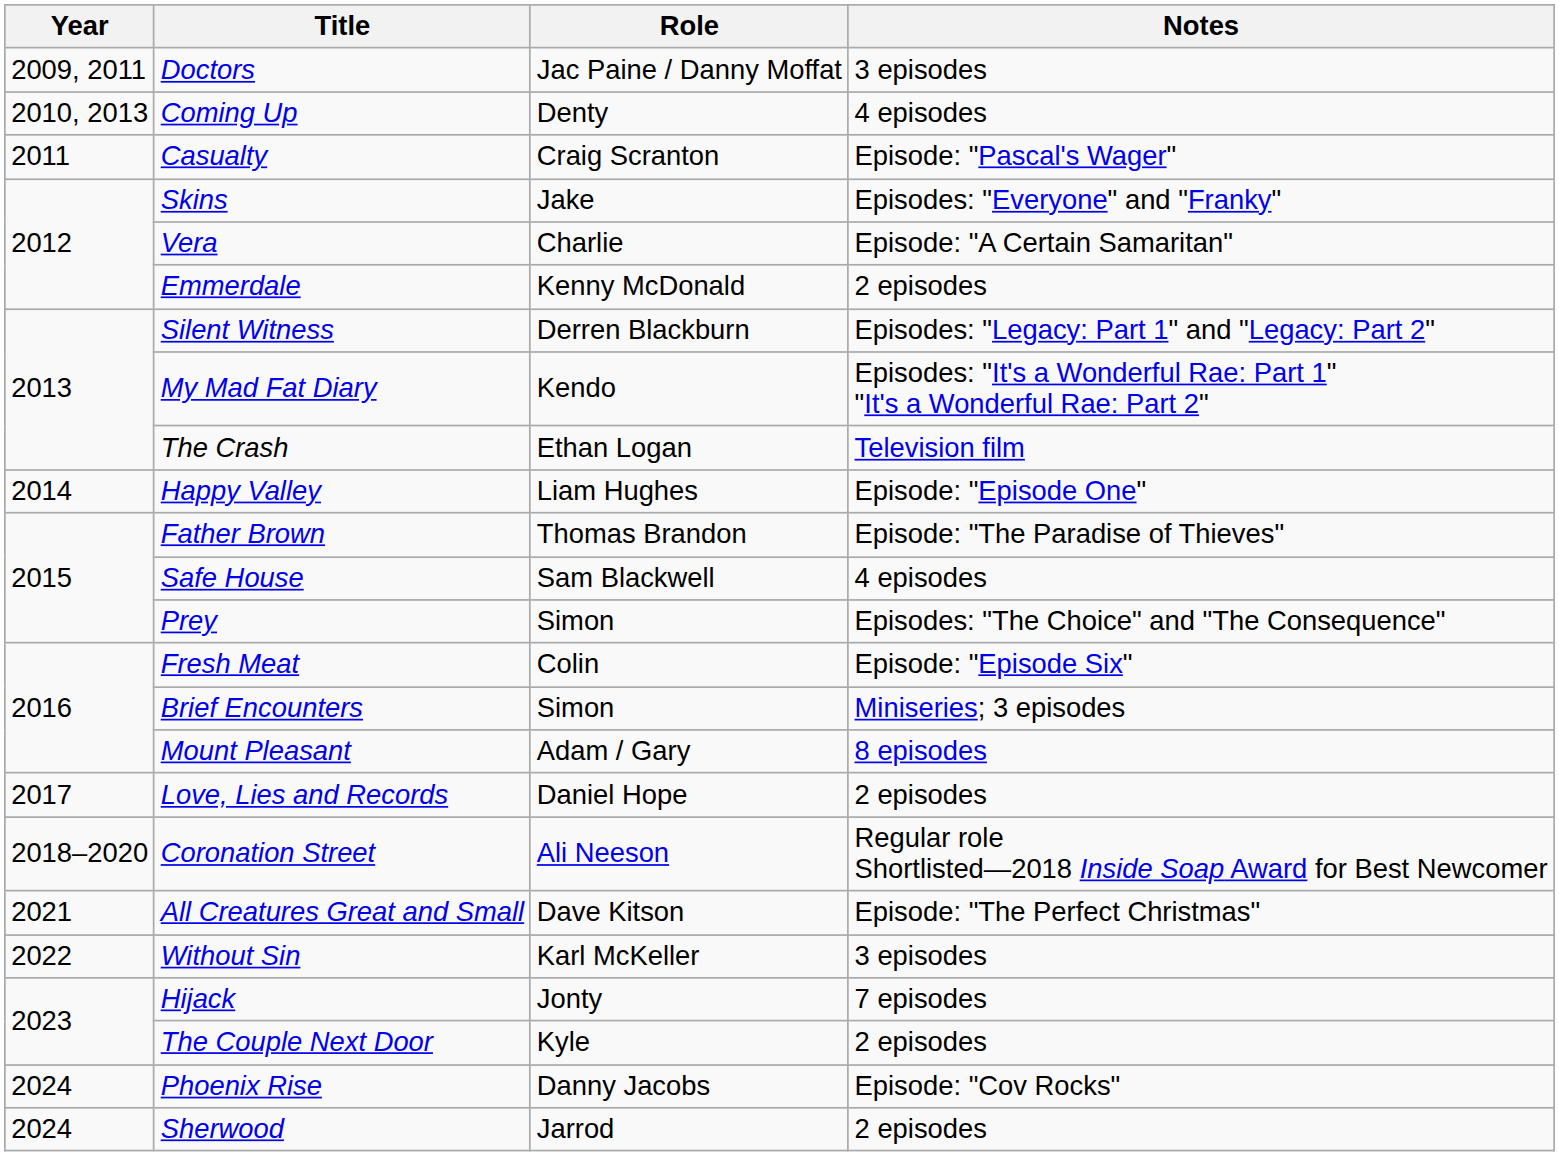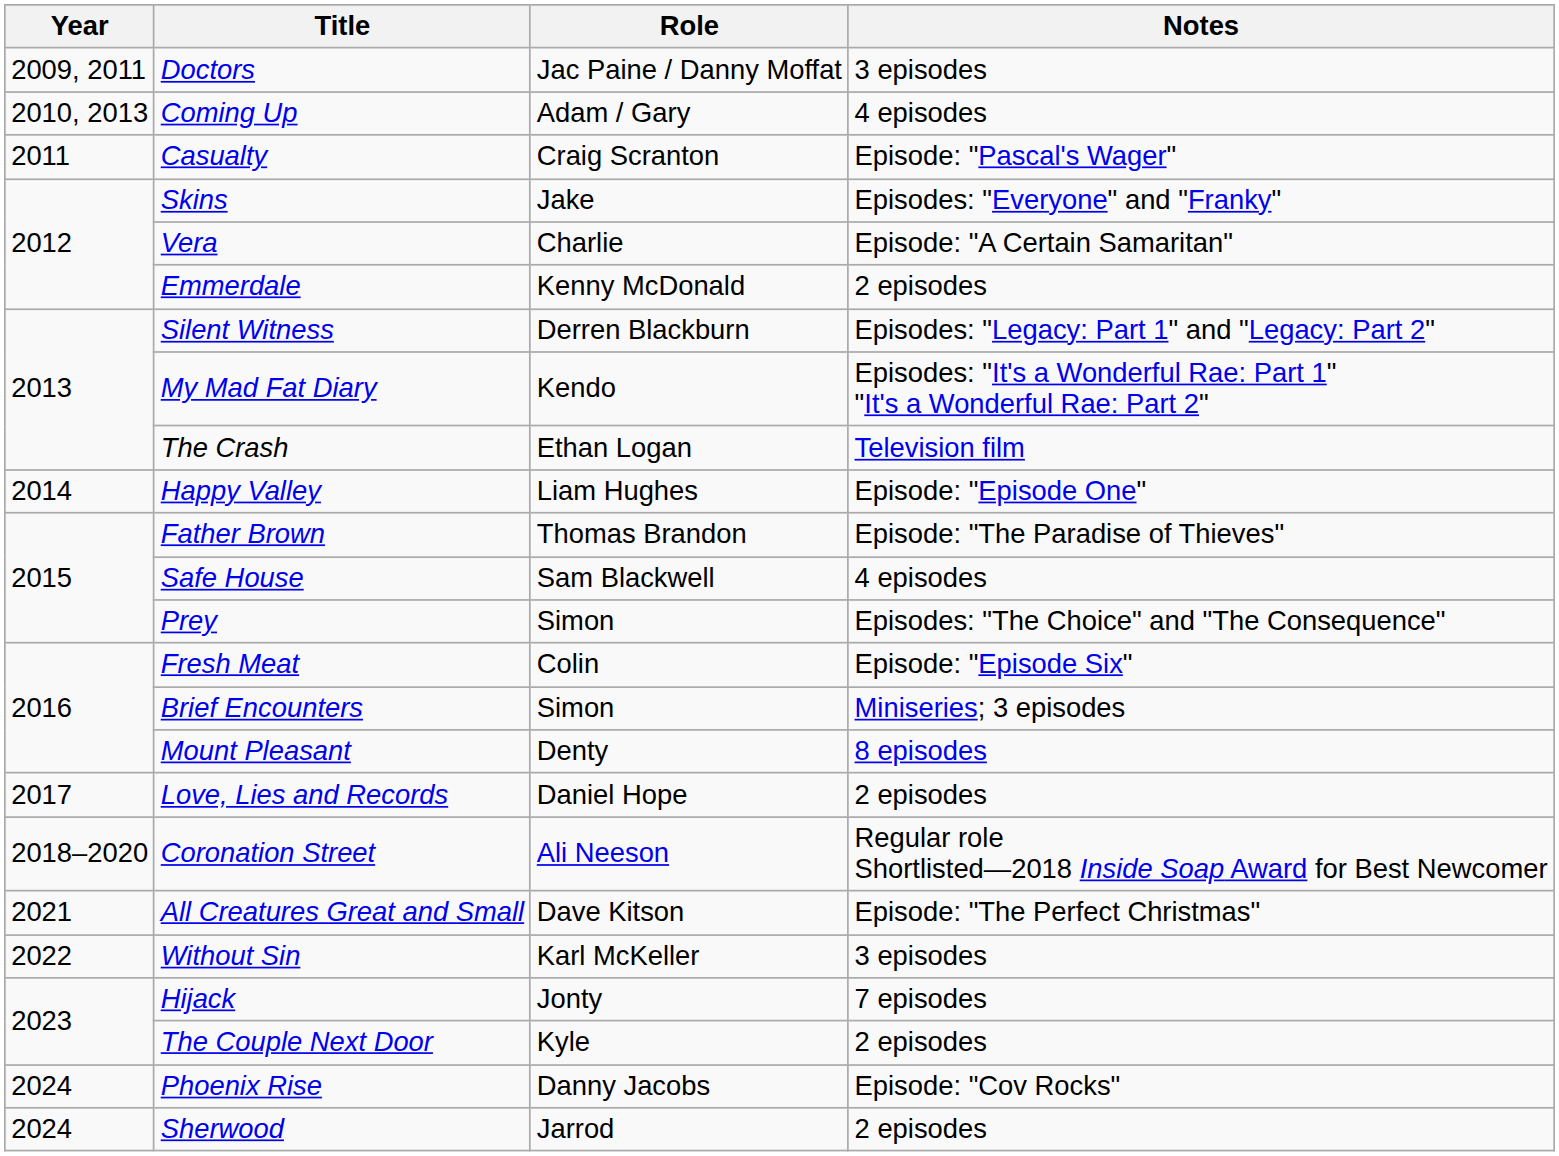(573, 112) Denty -> (614, 112) Adam / Gary
(614, 751) Adam / Gary -> (573, 751) Denty
